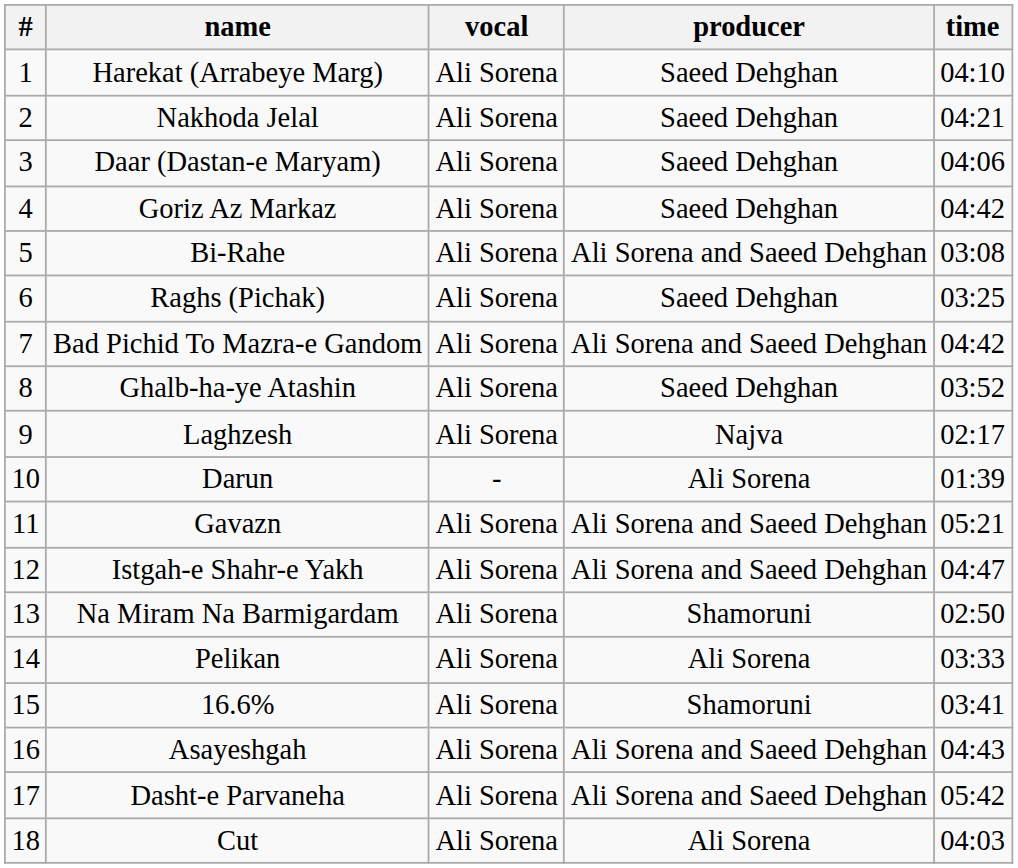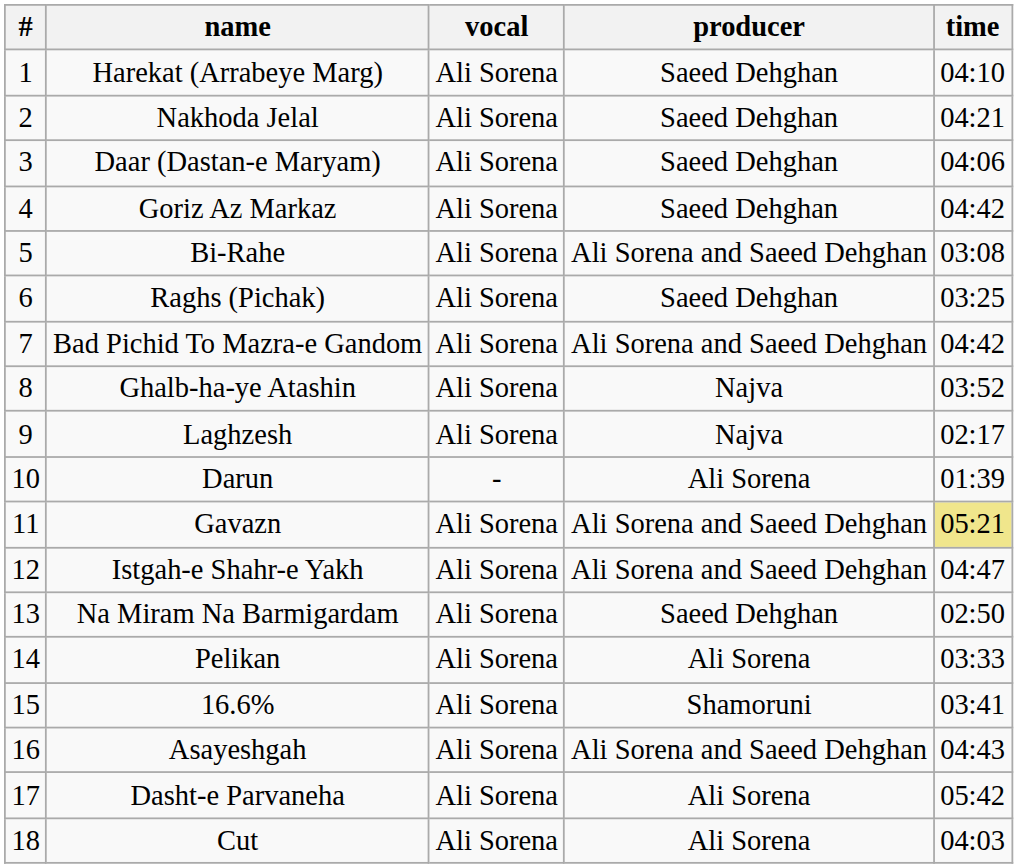(749, 388) Saeed Dehghan -> (749, 388) Najva
(973, 523) no background -> (973, 523) khaki background
(749, 614) Shamoruni -> (749, 614) Saeed Dehghan
(749, 794) Ali Sorena and Saeed Dehghan -> (749, 794) Ali Sorena
